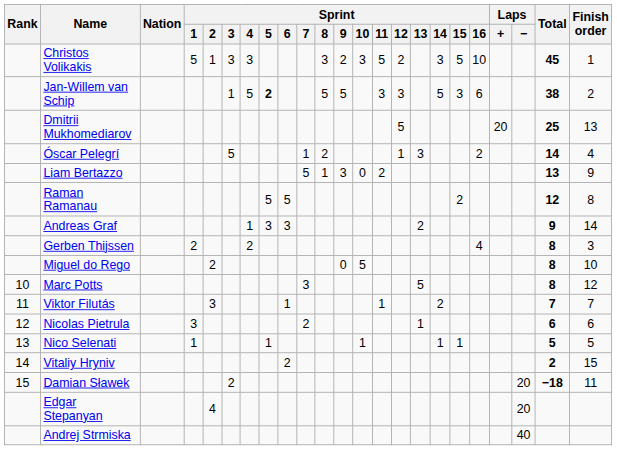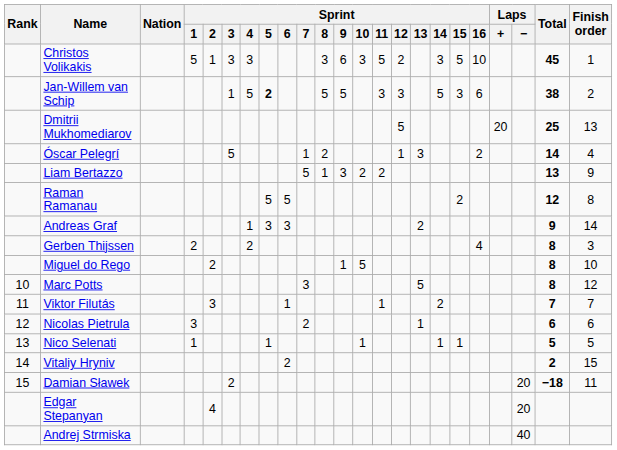(343, 61) 2 -> (343, 61) 6
(362, 173) 0 -> (362, 173) 2
(343, 265) 0 -> (343, 265) 1
